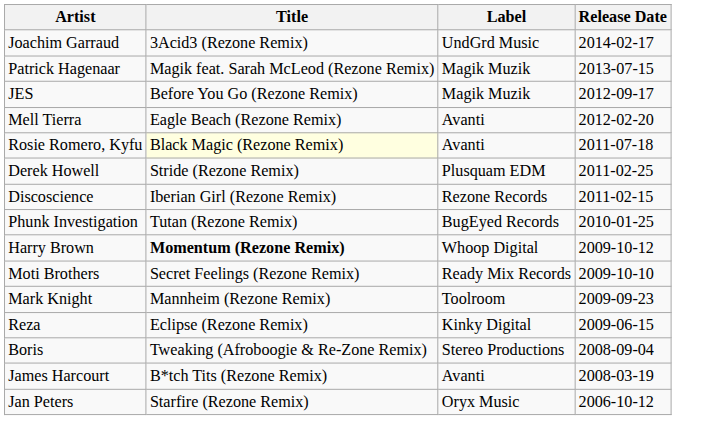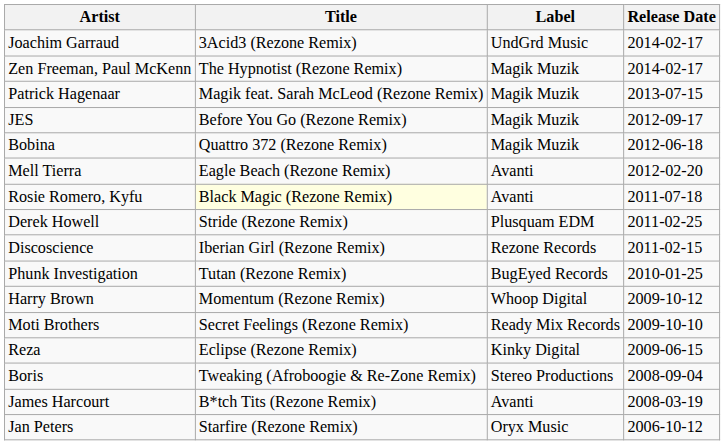+ row: (100, 68)
+ row: (32, 145)
(247, 247) bold -> (292, 299) normal
- row: (50, 299)
